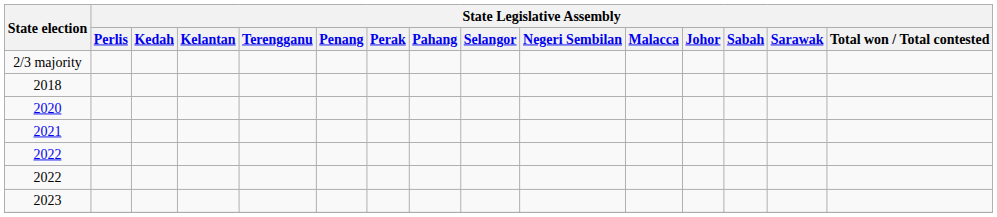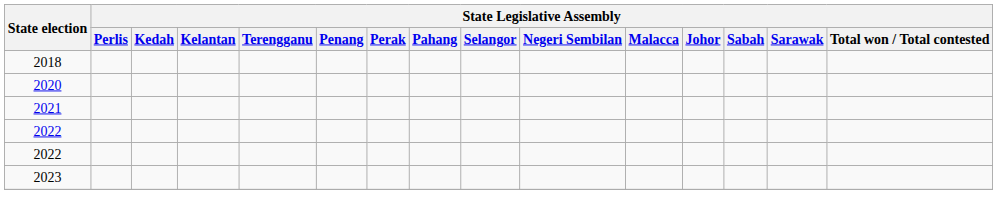- row: (47, 62)
